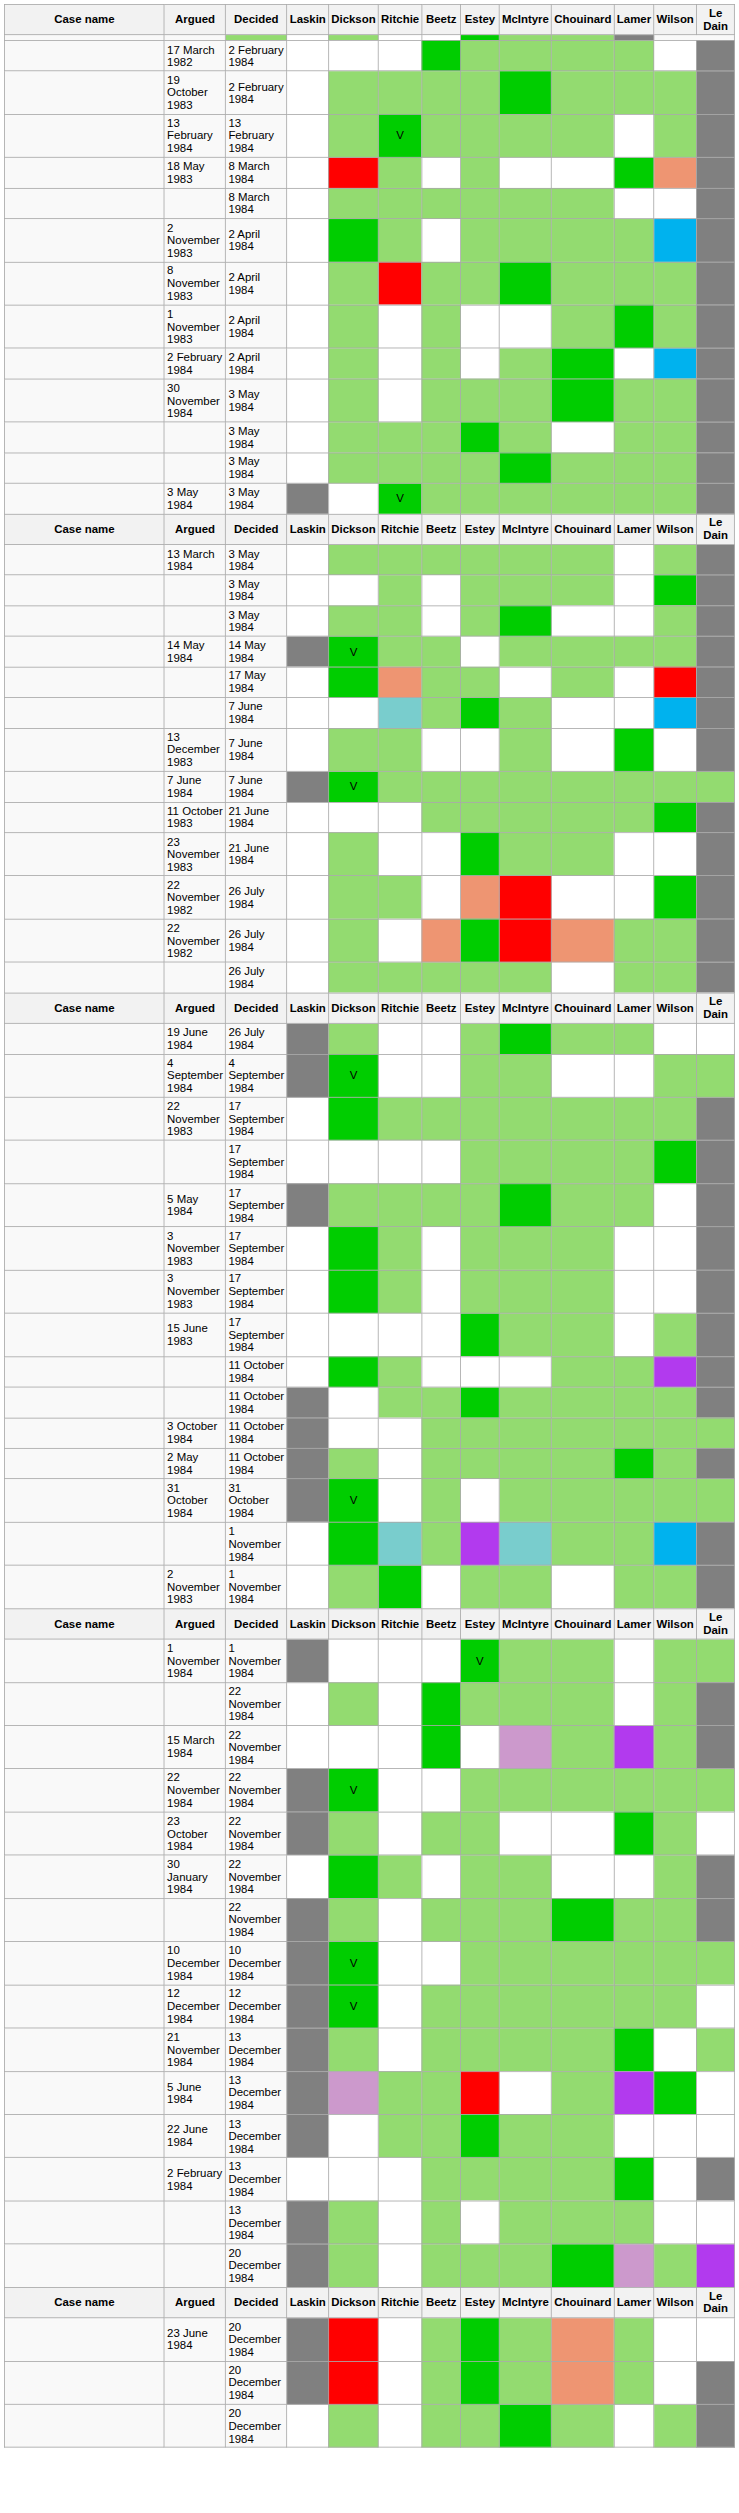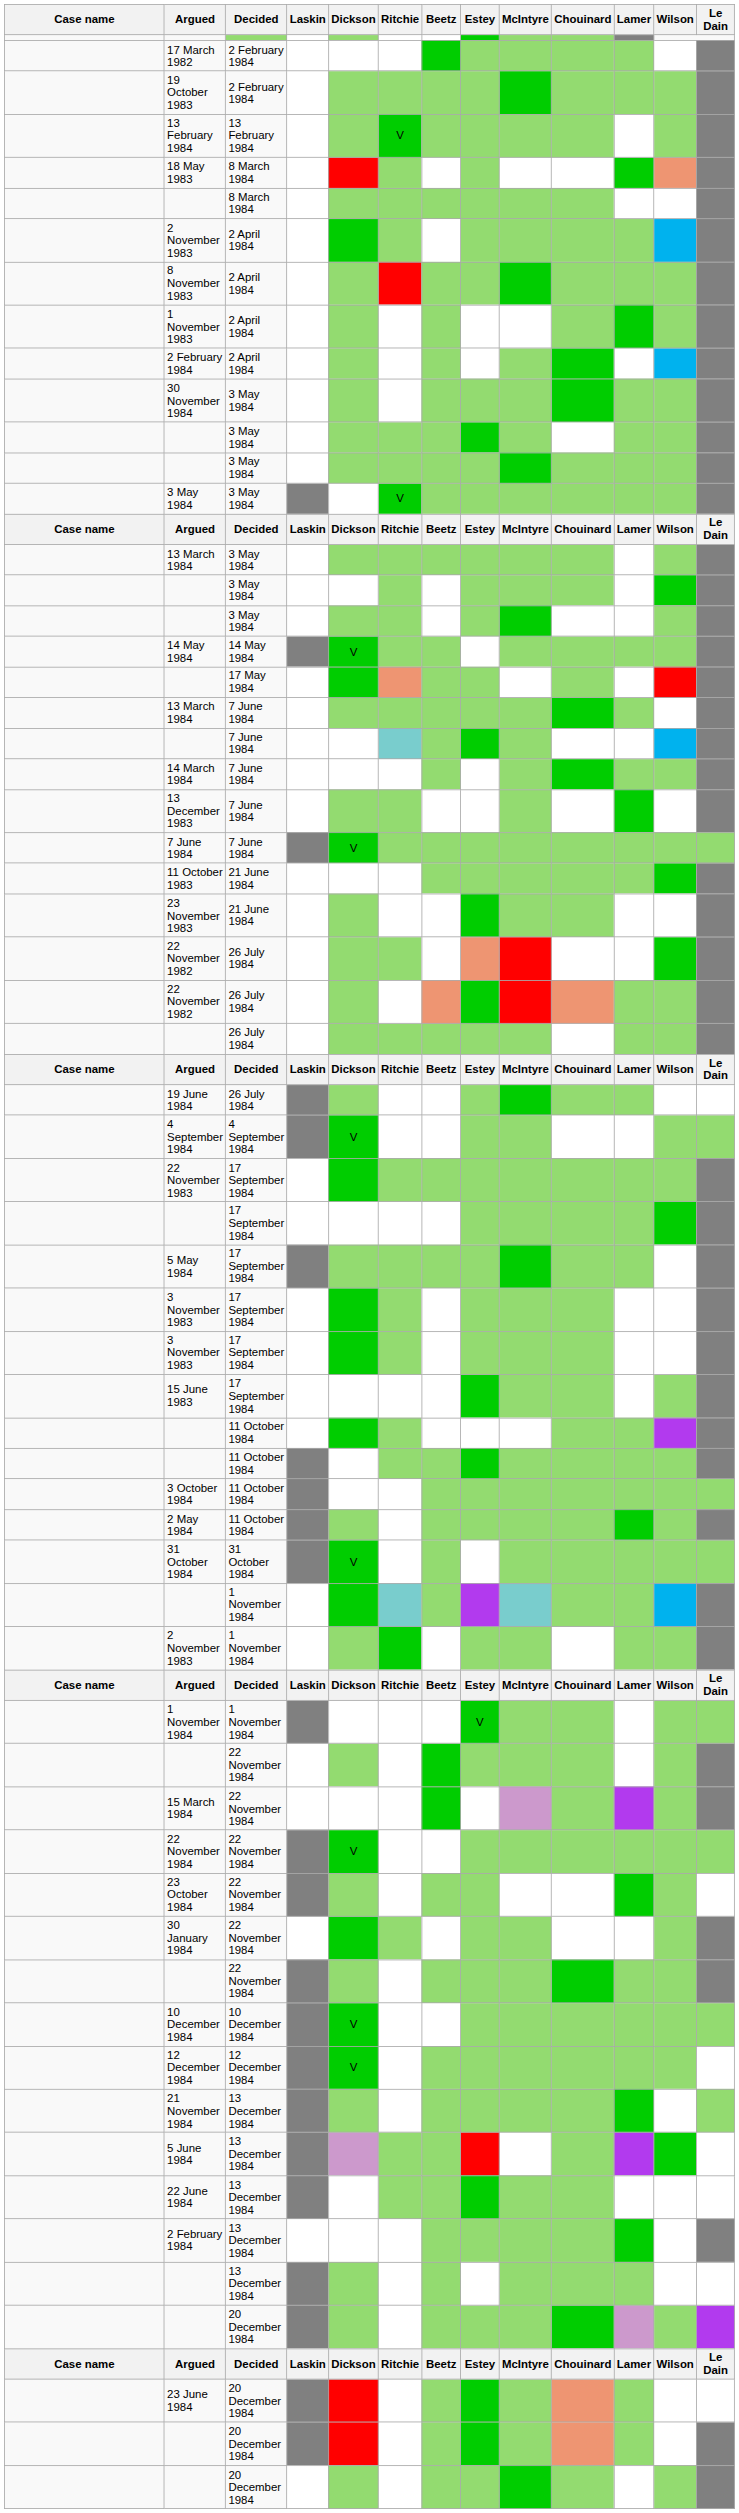+ row: (191, 712)
+ row: (191, 774)
